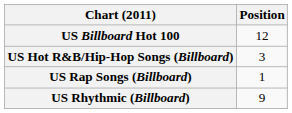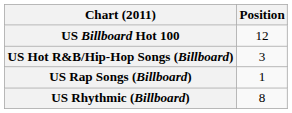(262, 98) 9 -> (262, 98) 8
